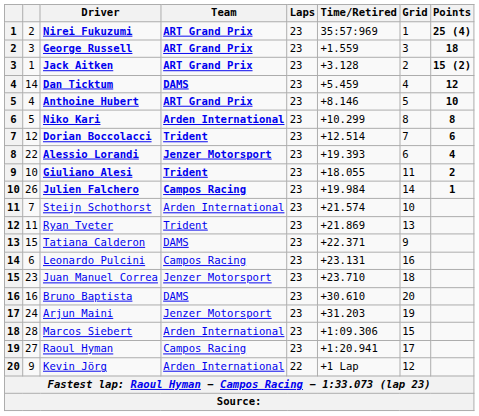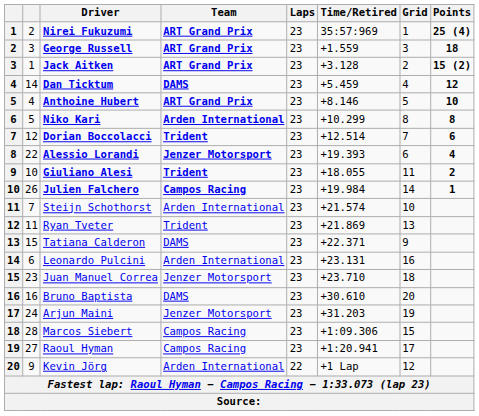(205, 261) Campos Racing -> (224, 261) Arden International
(224, 331) Arden International -> (205, 331) Campos Racing
